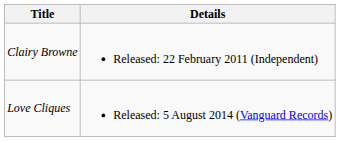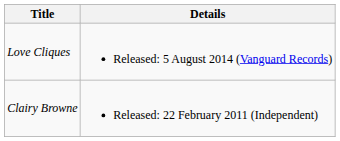rows swapped: (42, 51) <-> (39, 108)
